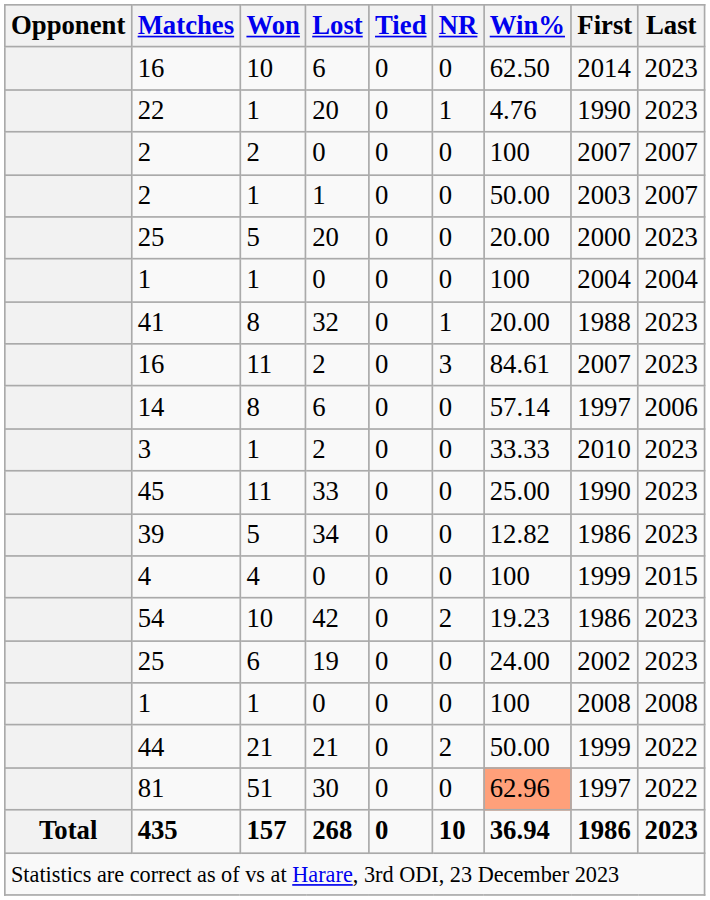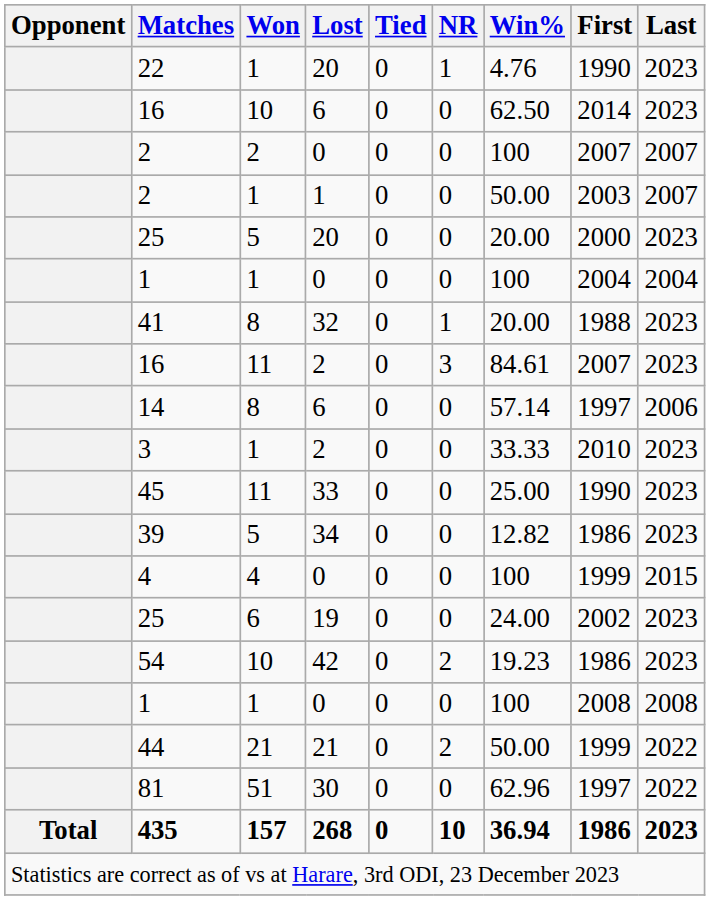rows swapped: (151, 68) <-> (151, 110)
rows swapped: (151, 661) <-> (151, 618)
(520, 788) lightsalmon background -> (520, 788) no background
